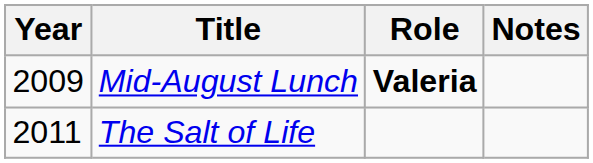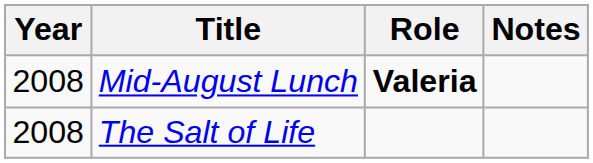(48, 81) 2009 -> (48, 81) 2008
(47, 132) 2011 -> (48, 132) 2008
